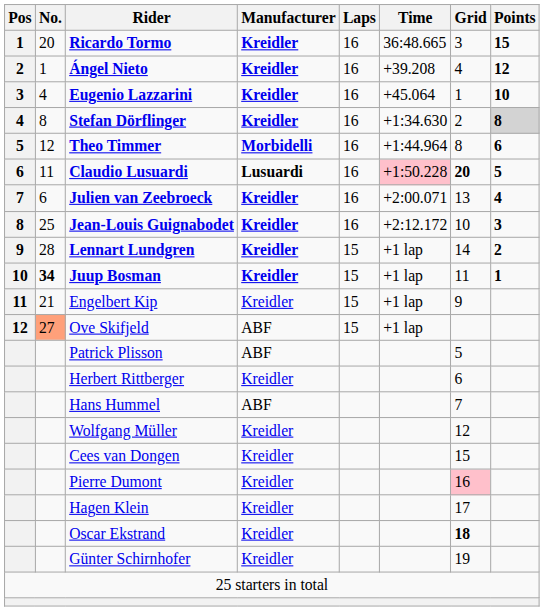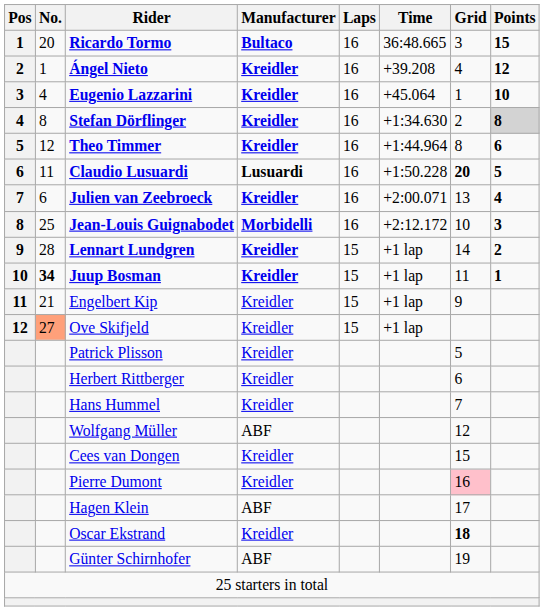(270, 43) Kreidler -> (267, 43) Bultaco
(277, 146) Morbidelli -> (270, 146) Kreidler
(415, 172) pink background -> (415, 172) no background
(270, 224) Kreidler -> (277, 224) Morbidelli
(256, 327) ABF -> (267, 327) Kreidler
(256, 353) ABF -> (267, 353) Kreidler
(256, 404) ABF -> (267, 404) Kreidler
(267, 430) Kreidler -> (256, 430) ABF
(267, 508) Kreidler -> (256, 508) ABF
(267, 559) Kreidler -> (256, 559) ABF
